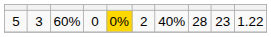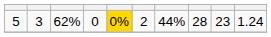(67, 21) 60% -> (67, 21) 62%
(172, 21) 40% -> (172, 21) 44%
(250, 21) 1.22 -> (250, 21) 1.24
